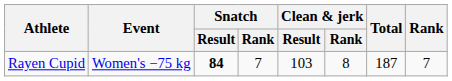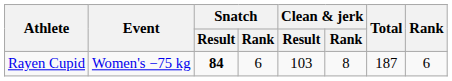(258, 64) 7 -> (258, 64) 6
(426, 64) 7 -> (426, 64) 6
